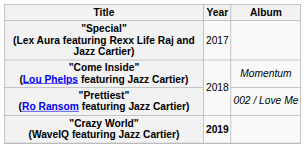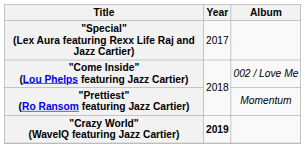(266, 73) Momentum -> (266, 73) 002 / Love Me
(266, 101) 002 / Love Me -> (266, 101) Momentum
